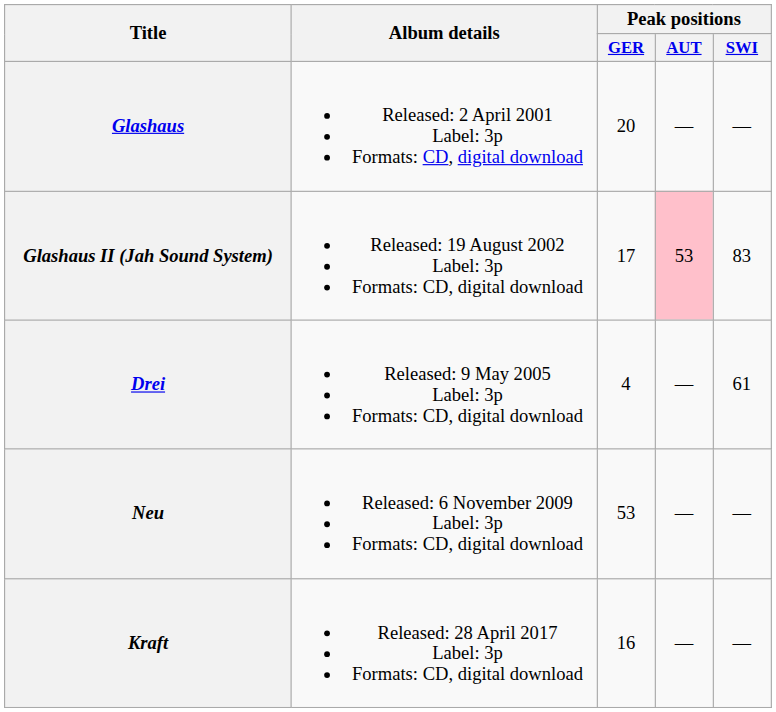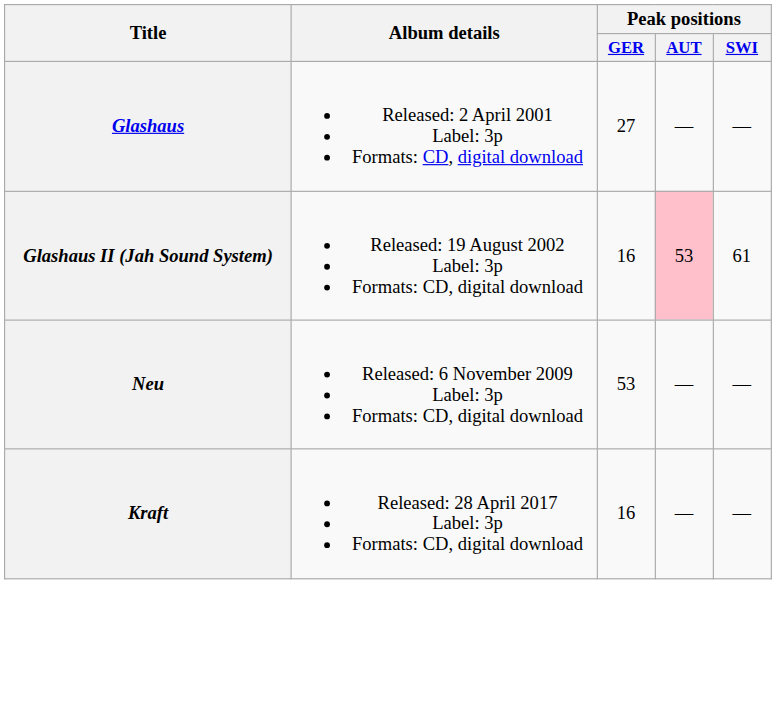(626, 126) 20 -> (626, 126) 27
(626, 255) 17 -> (626, 255) 16
(742, 255) 83 -> (742, 255) 61
- row: (148, 384)
